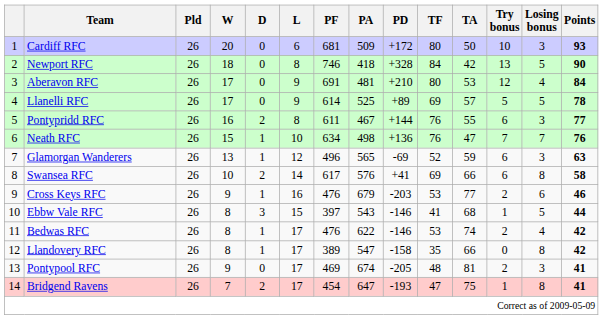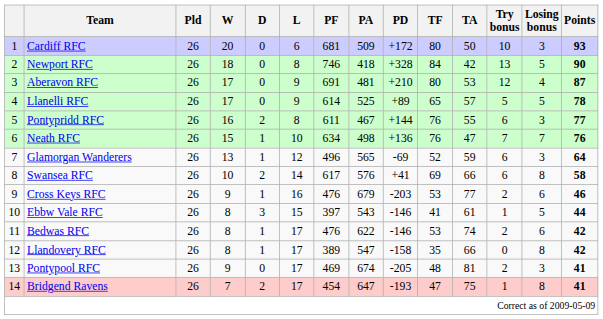(580, 83) 84 -> (580, 83) 87
(435, 101) 69 -> (435, 101) 65
(580, 157) 63 -> (580, 157) 64
(470, 212) 68 -> (470, 212) 61
(542, 231) 4 -> (542, 231) 6
